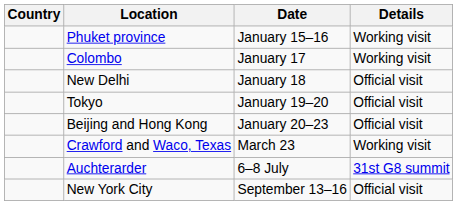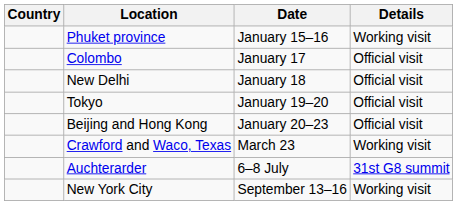(392, 59) Working visit -> (388, 59) Official visit
(388, 189) Official visit -> (392, 189) Working visit
